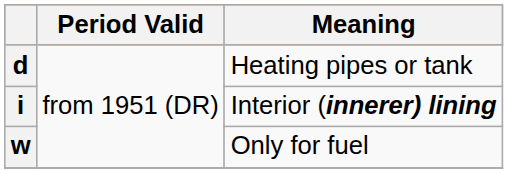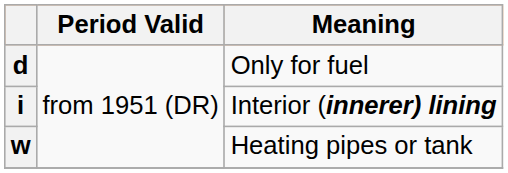(352, 65) Heating pipes or tank -> (300, 65) Only for fuel
(300, 146) Only for fuel -> (352, 146) Heating pipes or tank
